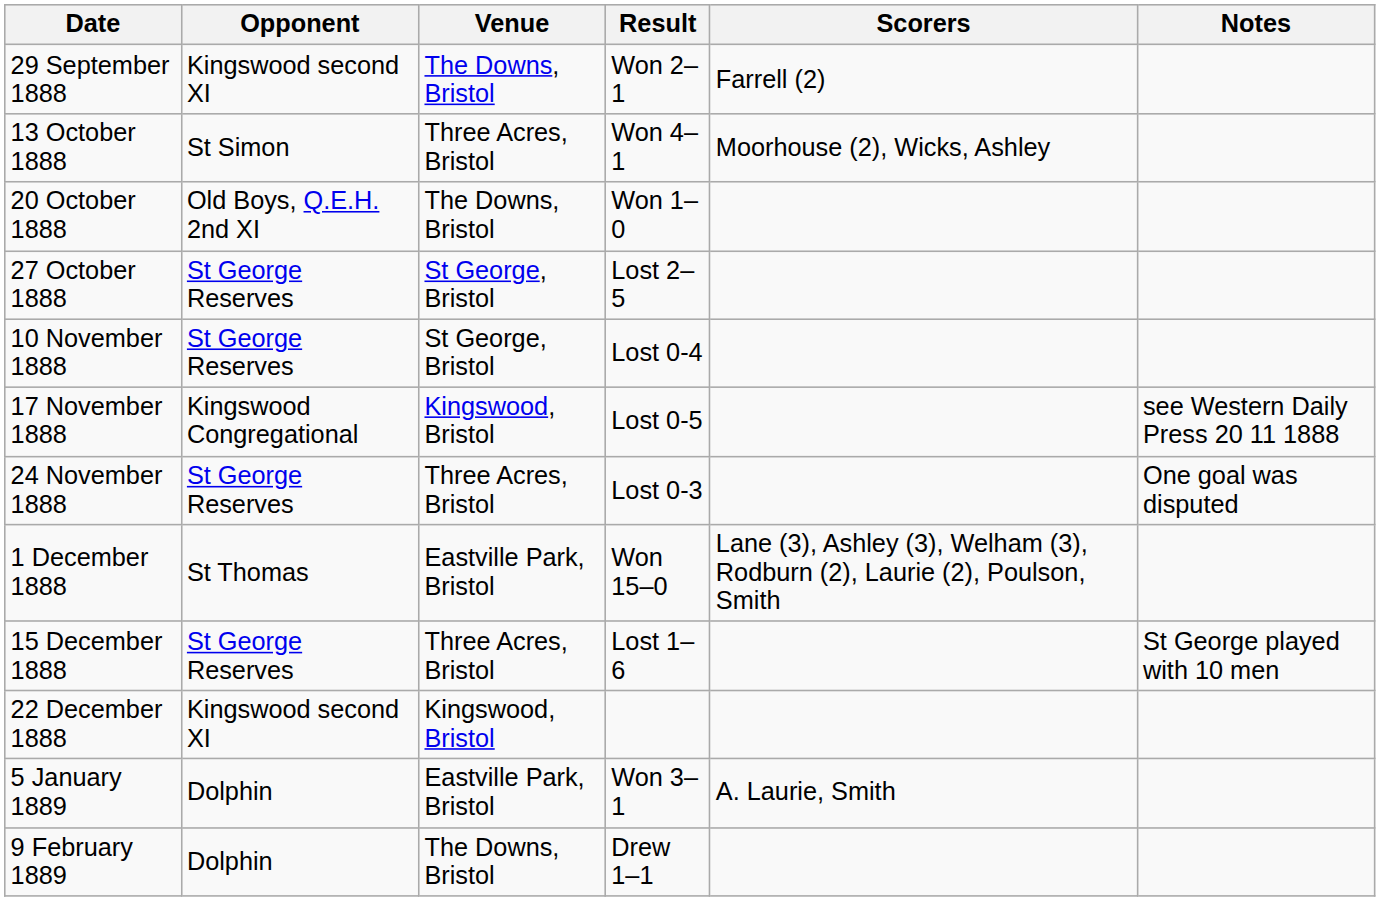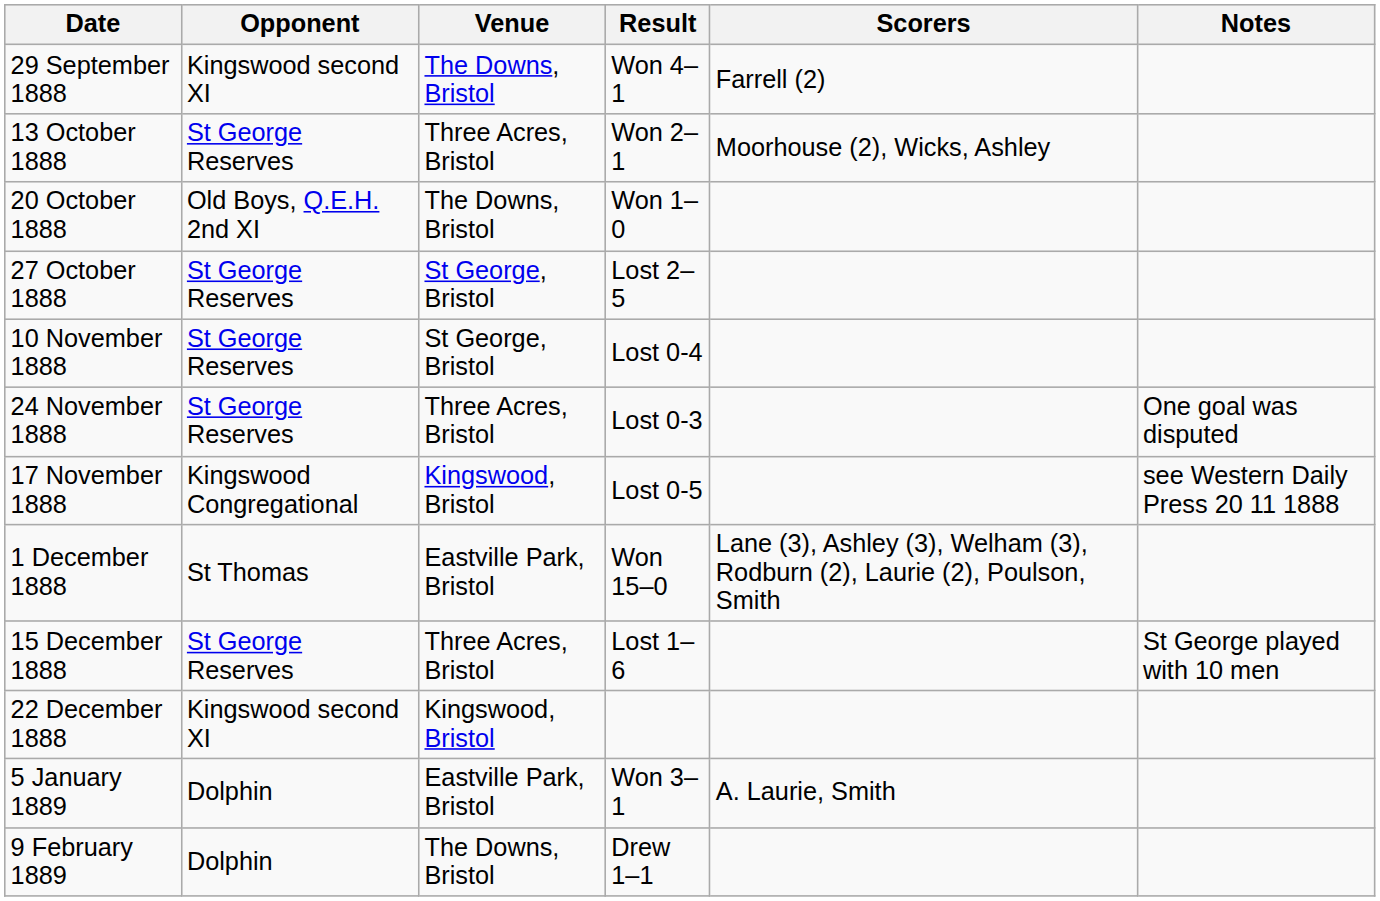(655, 78) Won 2–1 -> (655, 78) Won 4–1
(238, 147) St Simon -> (245, 147) St George Reserves
(655, 147) Won 4–1 -> (655, 147) Won 2–1
rows swapped: (86, 421) <-> (86, 490)
